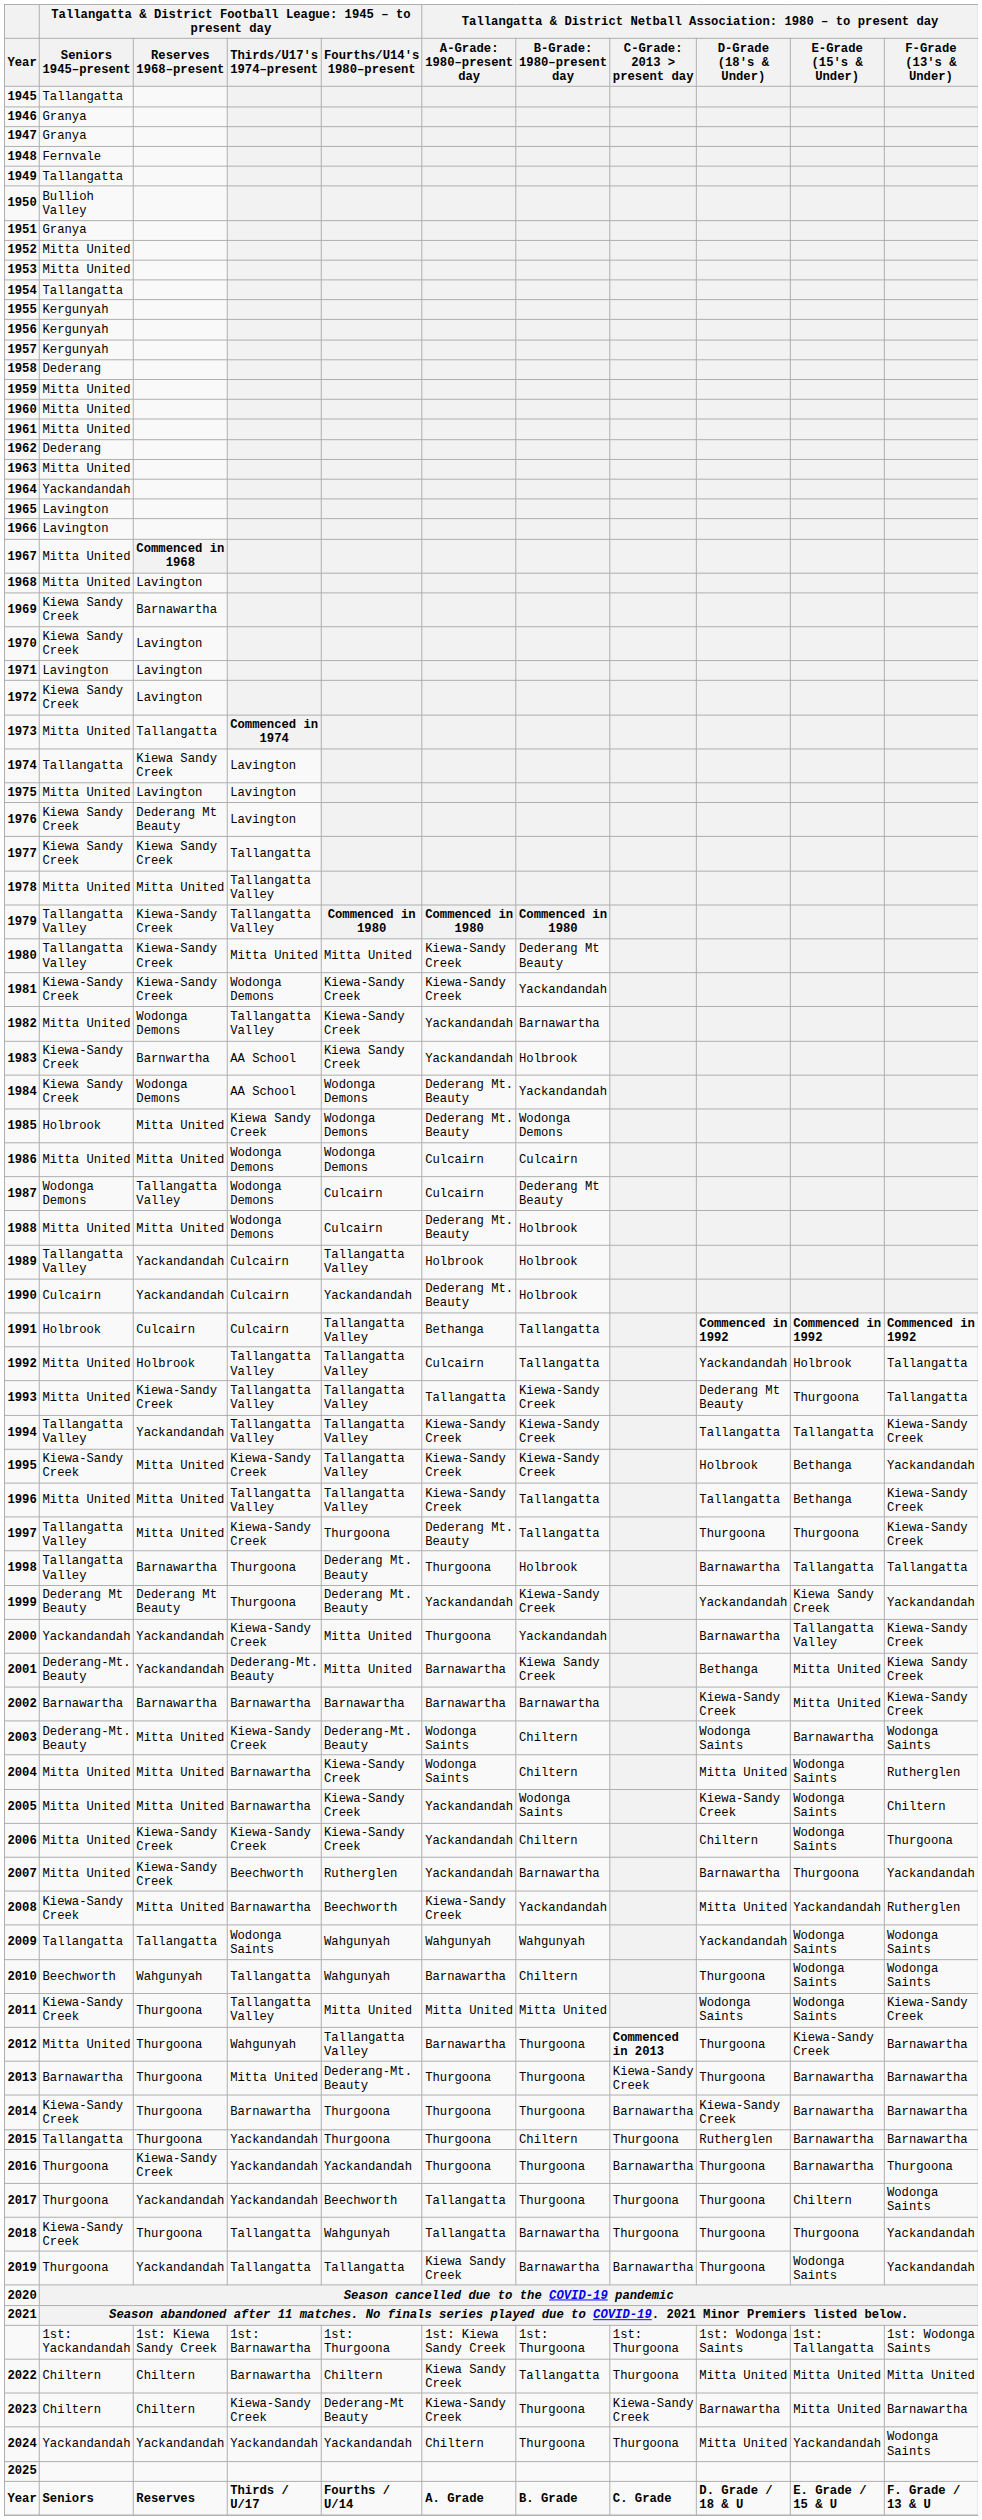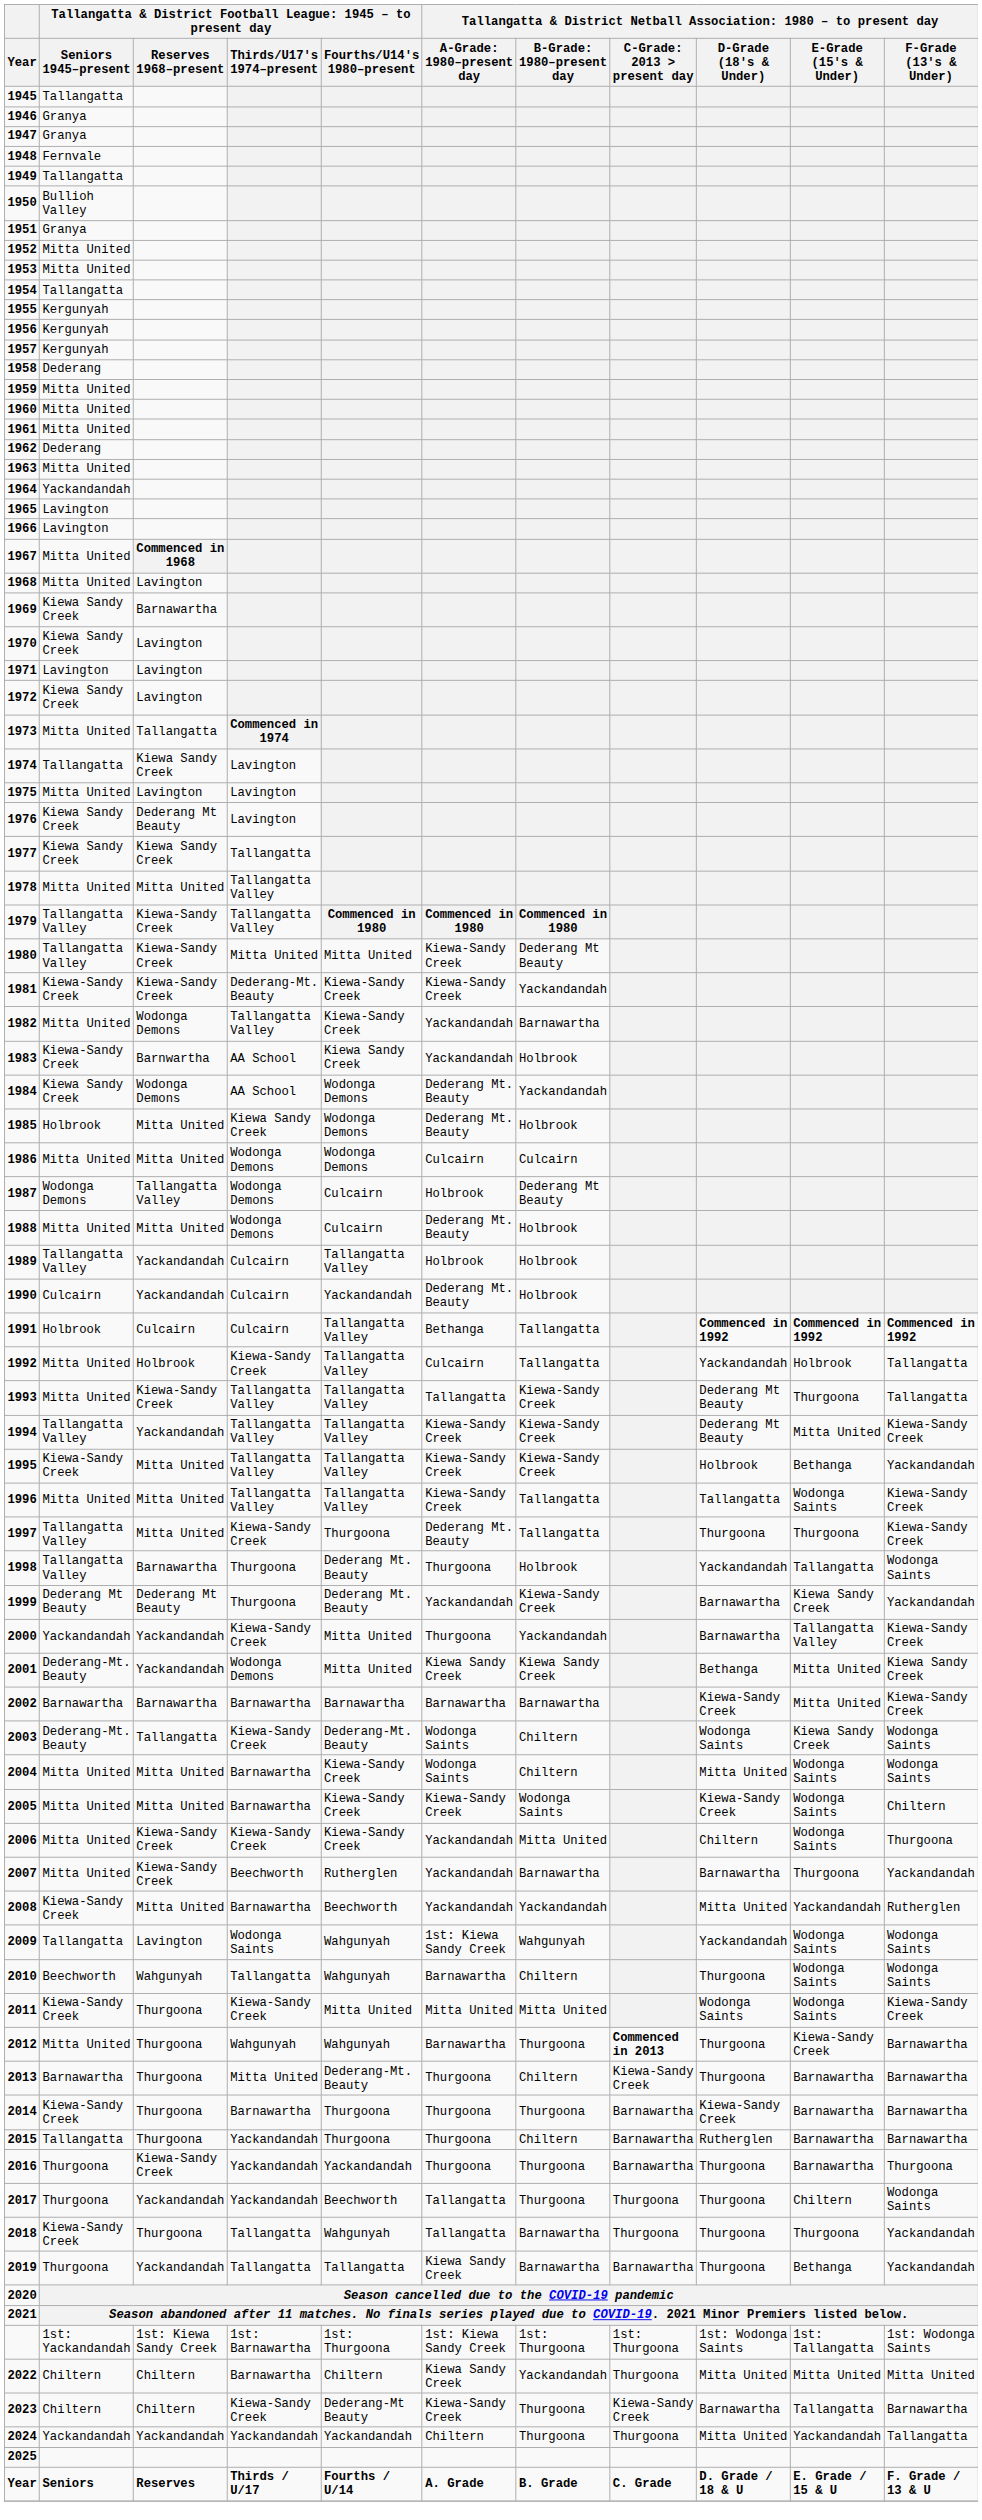(256, 990) Wodonga Demons -> (274, 990) Dederang-Mt. Beauty
(545, 1126) Wodonga Demons -> (548, 1126) Holbrook
(455, 1194) Culcairn -> (455, 1194) Holbrook
(271, 1364) Tallangatta Valley -> (271, 1364) Kiewa-Sandy Creek
(740, 1432) Tallangatta -> (740, 1432) Dederang Mt Beauty
(833, 1432) Tallangatta -> (837, 1432) Mitta United
(271, 1466) Kiewa-Sandy Creek -> (271, 1466) Tallangatta Valley
(822, 1500) Bethanga -> (819, 1500) Wodonga Saints
(740, 1568) Barnawartha -> (743, 1568) Yackandandah
(927, 1568) Tallangatta -> (913, 1568) Wodonga Saints
(743, 1602) Yackandandah -> (740, 1602) Barnawartha
(274, 1670) Dederang-Mt. Beauty -> (256, 1670) Wodonga Demons
(466, 1670) Barnawartha -> (466, 1670) Kiewa Sandy Creek
(180, 1738) Mitta United -> (177, 1738) Tallangatta
(833, 1738) Barnawartha -> (833, 1738) Kiewa Sandy Creek
(924, 1772) Rutherglen -> (913, 1772) Wodonga Saints
(469, 1806) Yackandandah -> (466, 1806) Kiewa-Sandy Creek
(548, 1840) Chiltern -> (563, 1840) Mitta United
(466, 1908) Kiewa-Sandy Creek -> (469, 1908) Yackandandah
(177, 1942) Tallangatta -> (169, 1942) Lavington
(458, 1942) Wahgunyah -> (466, 1942) 1st: Kiewa Sandy Creek
(271, 2010) Tallangatta Valley -> (271, 2010) Kiewa-Sandy Creek
(364, 2044) Tallangatta Valley -> (357, 2044) Wahgunyah
(552, 2078) Thurgoona -> (548, 2078) Chiltern
(646, 2139) Thurgoona -> (653, 2139) Barnawartha
(819, 2268) Wodonga Saints -> (822, 2268) Bethanga
(559, 2376) Tallangatta -> (563, 2376) Yackandandah
(837, 2410) Mitta United -> (833, 2410) Tallangatta
(913, 2444) Wodonga Saints -> (927, 2437) Tallangatta
